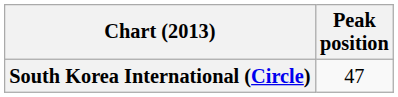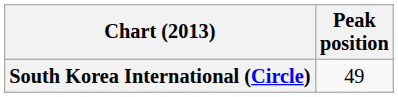(354, 75) 47 -> (354, 75) 49
